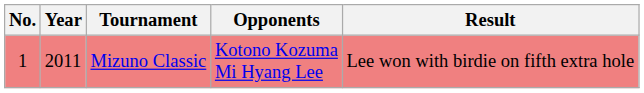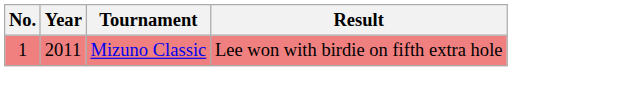- column: (276, 19)
